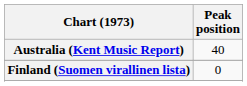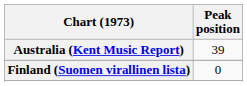(218, 49) 40 -> (218, 49) 39
